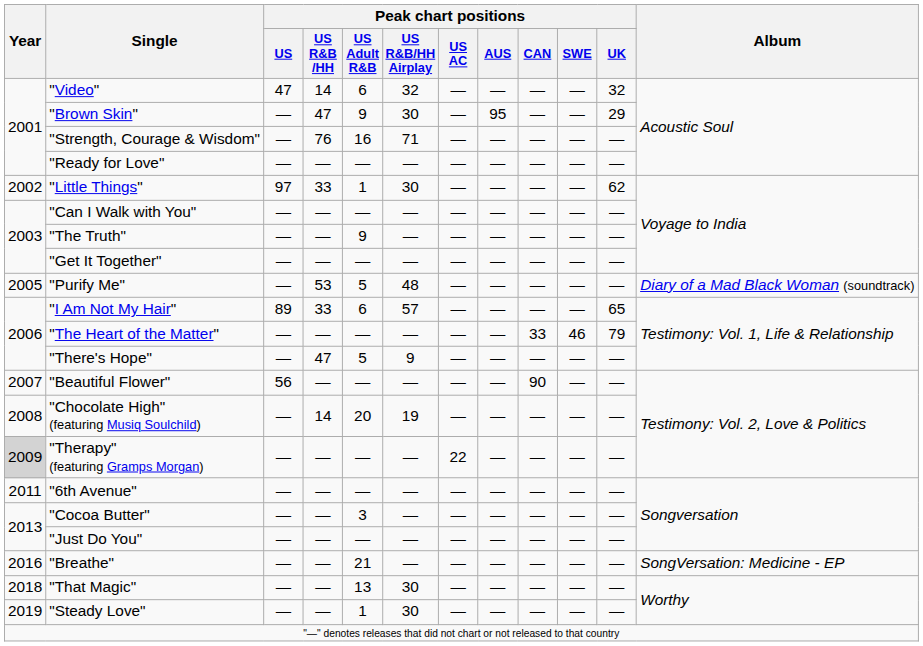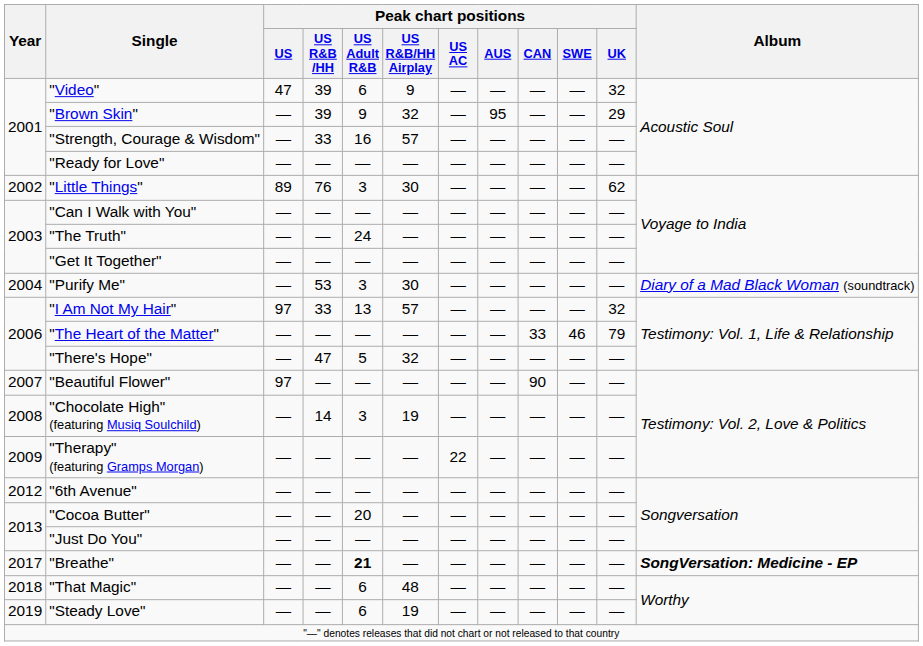(323, 90) 14 -> (323, 90) 39
(410, 90) 32 -> (410, 90) 9
(323, 114) 47 -> (323, 114) 39
(410, 114) 30 -> (410, 114) 32
(323, 139) 76 -> (323, 139) 33
(410, 139) 71 -> (410, 139) 57
(283, 187) 97 -> (283, 187) 89
(323, 187) 33 -> (323, 187) 76
(363, 187) 1 -> (363, 187) 3
(363, 236) 9 -> (363, 236) 24
(25, 285) 2005 -> (25, 285) 2004
(363, 285) 5 -> (363, 285) 3
(410, 285) 48 -> (410, 285) 30
(283, 309) 89 -> (283, 309) 97
(363, 309) 6 -> (363, 309) 13
(617, 309) 65 -> (617, 309) 32
(410, 358) 9 -> (410, 358) 32
(283, 382) 56 -> (283, 382) 97
(363, 415) 20 -> (363, 415) 3
(25, 457) lightgrey background -> (25, 457) no background
(25, 490) 2011 -> (25, 490) 2012
(363, 514) 3 -> (363, 514) 20
(25, 563) 2016 -> (25, 563) 2017
(363, 563) normal -> (363, 563) bold
(742, 563) normal -> (749, 563) bold
(363, 587) 13 -> (363, 587) 6
(410, 587) 30 -> (410, 587) 48
(363, 612) 1 -> (363, 612) 6
(410, 612) 30 -> (410, 612) 19
